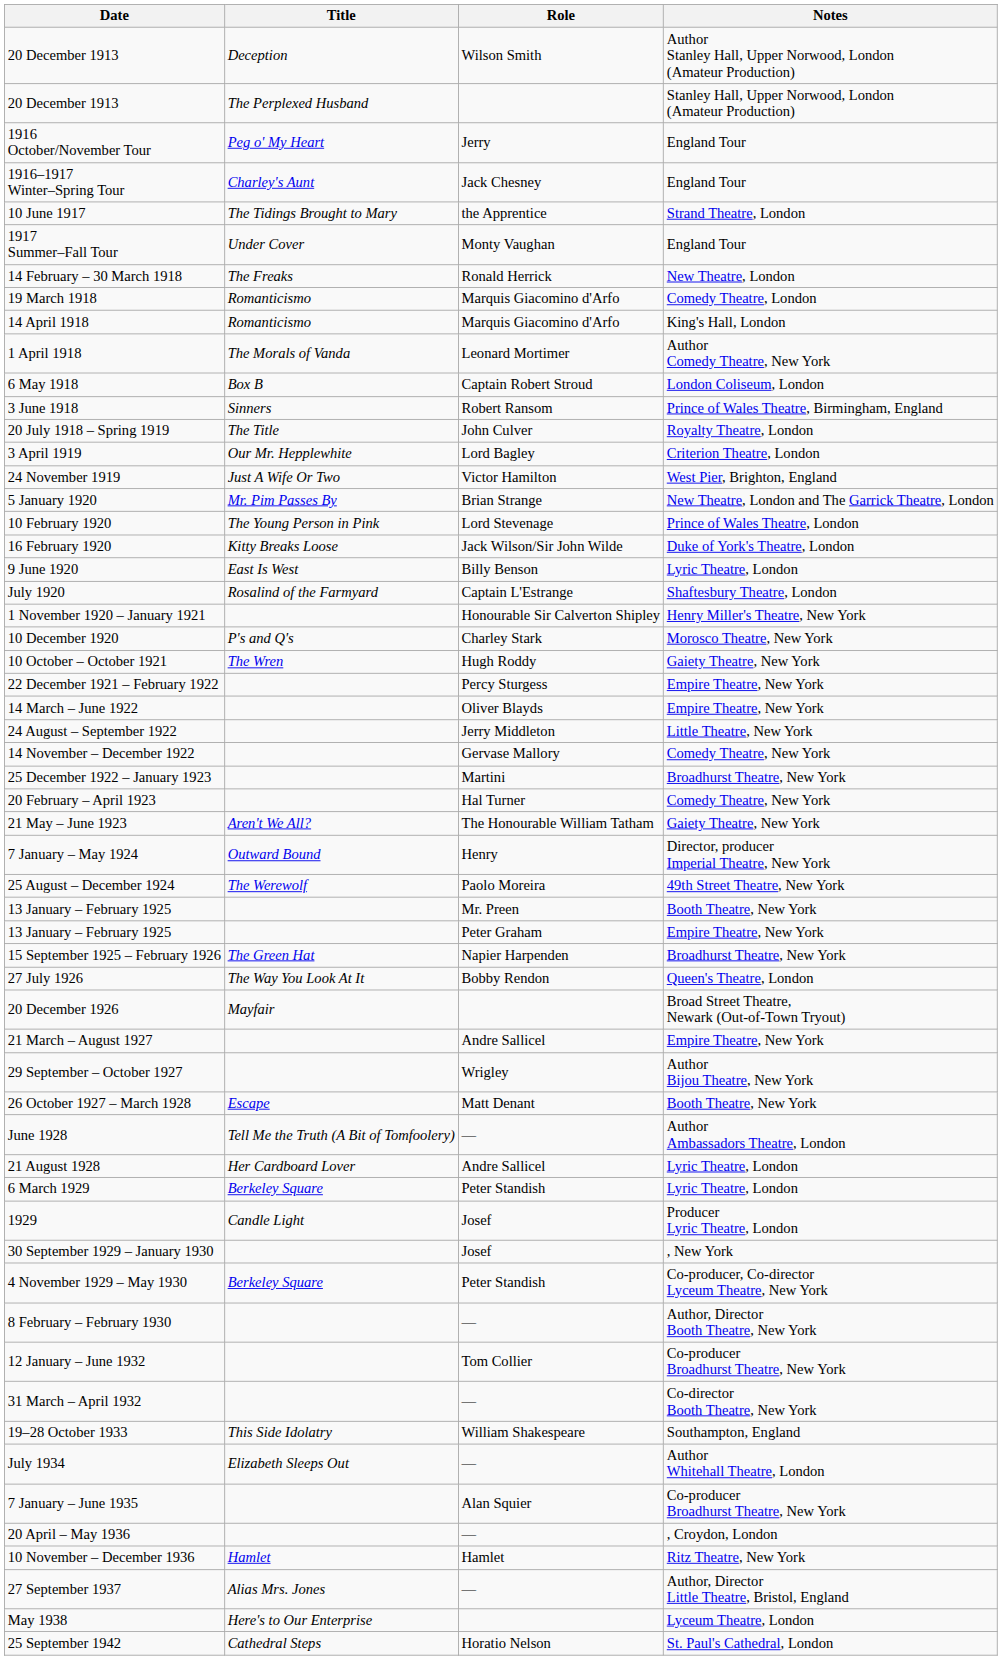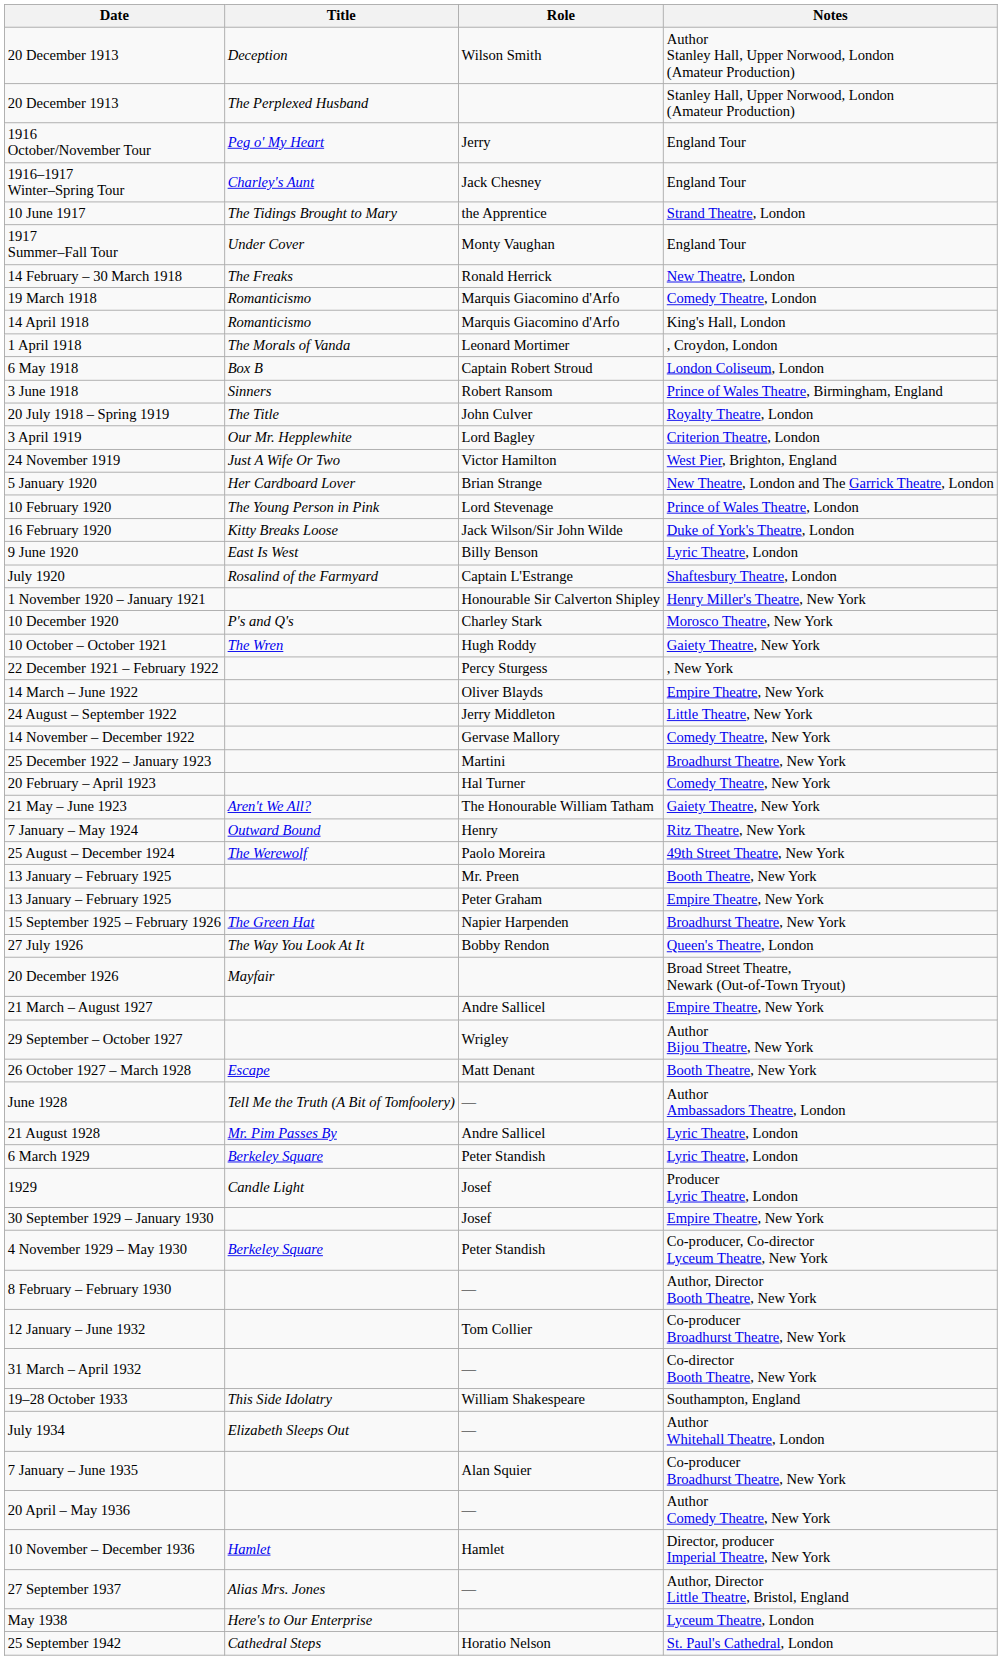(749, 353) Author Comedy Theatre, New York -> (722, 345) , Croydon, London
(282, 500) Mr. Pim Passes By -> (291, 483) Her Cardboard Lover
(745, 684) Empire Theatre, New York -> (700, 668) , New York
(749, 854) Director, producer Imperial Theatre, New York -> (736, 830) Ritz Theatre, New York
(291, 1166) Her Cardboard Lover -> (282, 1133) Mr. Pim Passes By
(700, 1251) , New York -> (745, 1218) Empire Theatre, New York
(722, 1534) , Croydon, London -> (749, 1510) Author Comedy Theatre, New York
(736, 1557) Ritz Theatre, New York -> (749, 1549) Director, producer Imperial Theatre, New York
